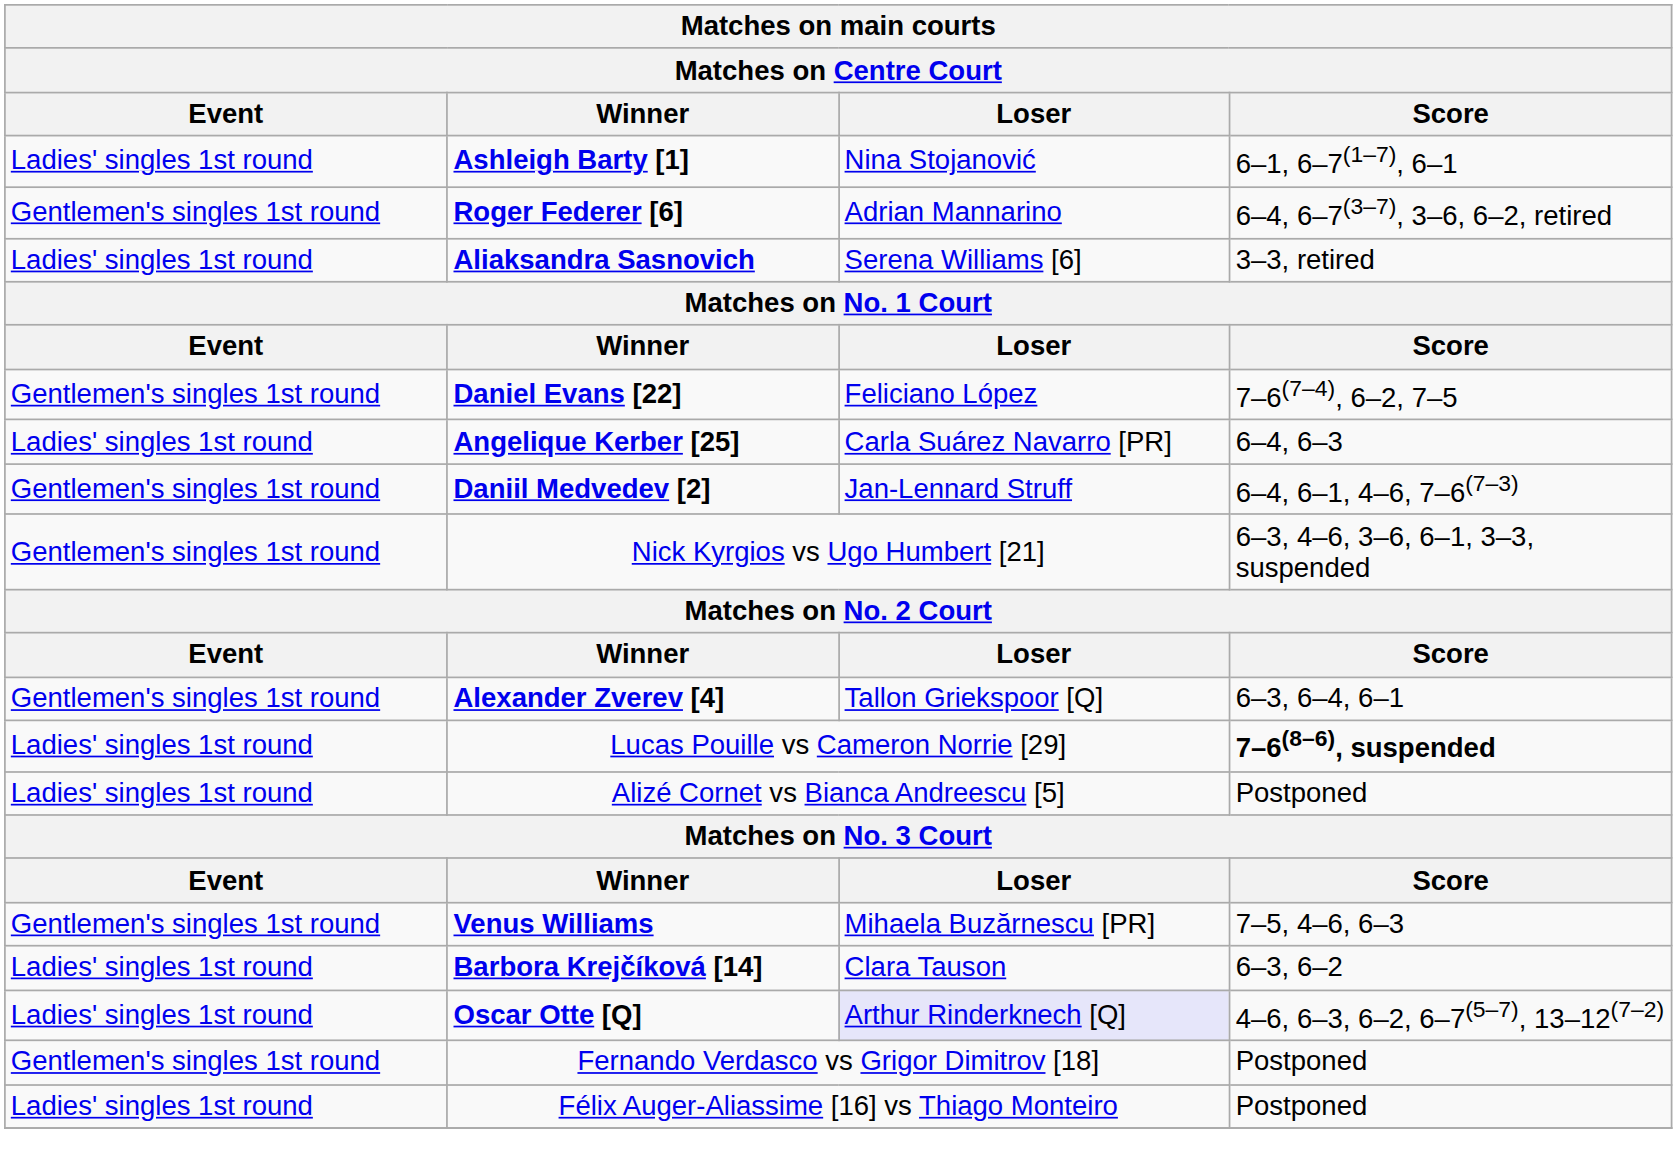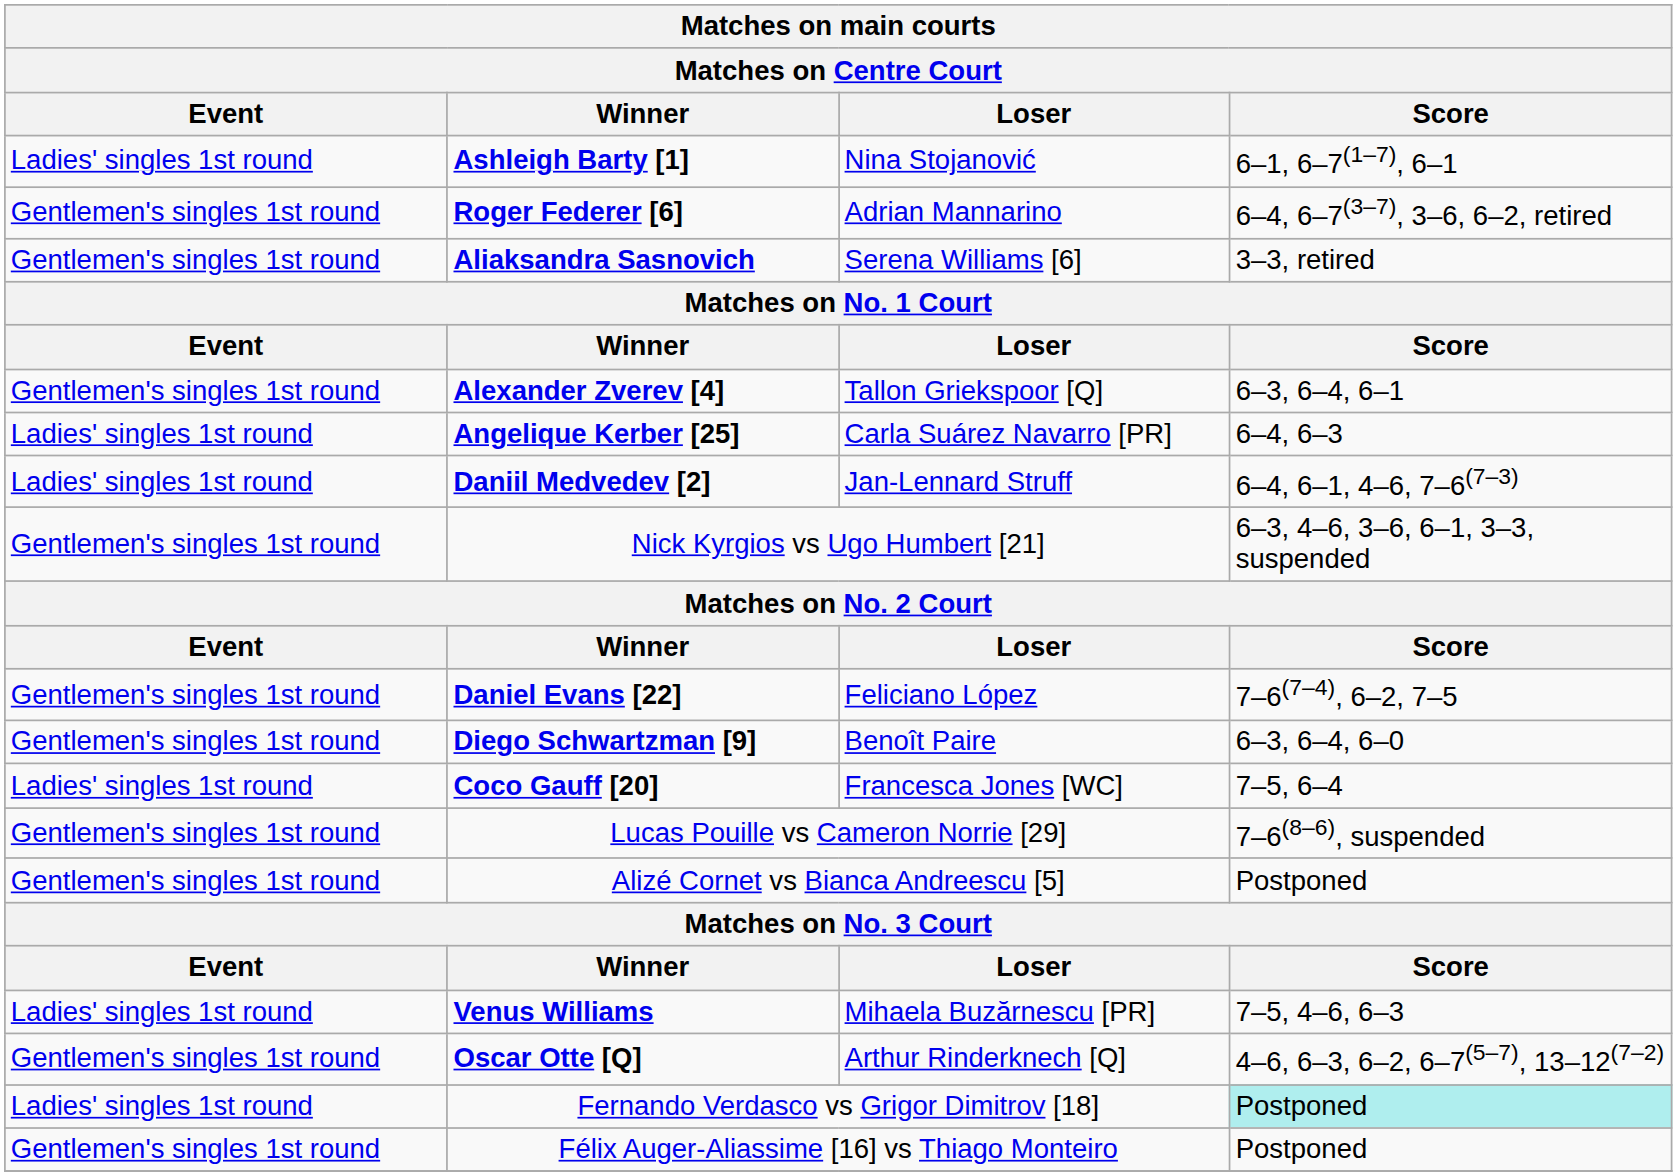(162, 259) Ladies' singles 1st round -> (195, 259) Gentlemen's singles 1st round
rows swapped: (589, 698) <-> (567, 394)
(195, 488) Gentlemen's singles 1st round -> (162, 481) Ladies' singles 1st round
+ row: (605, 741)
+ row: (556, 785)
(162, 745) Ladies' singles 1st round -> (195, 832) Gentlemen's singles 1st round
(1366, 745) bold -> (1360, 832) normal
(162, 792) Ladies' singles 1st round -> (195, 880) Gentlemen's singles 1st round
(195, 923) Gentlemen's singles 1st round -> (162, 1011) Ladies' singles 1st round
- row: (608, 967)
(162, 1014) Ladies' singles 1st round -> (195, 1058) Gentlemen's singles 1st round
(985, 1014) lavender background -> (985, 1058) no background
(195, 1062) Gentlemen's singles 1st round -> (162, 1105) Ladies' singles 1st round
(1301, 1062) no background -> (1301, 1105) paleturquoise background
(162, 1105) Ladies' singles 1st round -> (195, 1149) Gentlemen's singles 1st round
